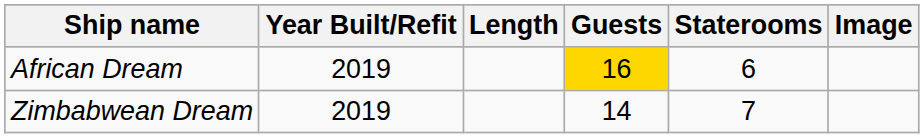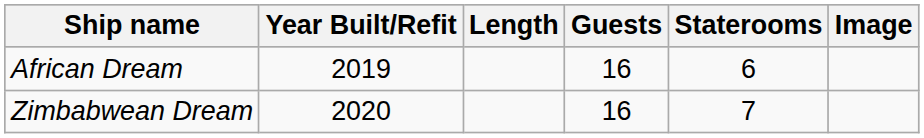(617, 68) gold background -> (617, 68) no background
(361, 111) 2019 -> (361, 111) 2020
(617, 111) 14 -> (617, 111) 16
